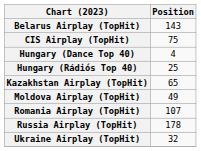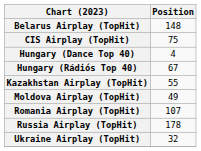(173, 26) 143 -> (173, 26) 148
(173, 68) 25 -> (173, 68) 67
(173, 82) 65 -> (173, 82) 55
